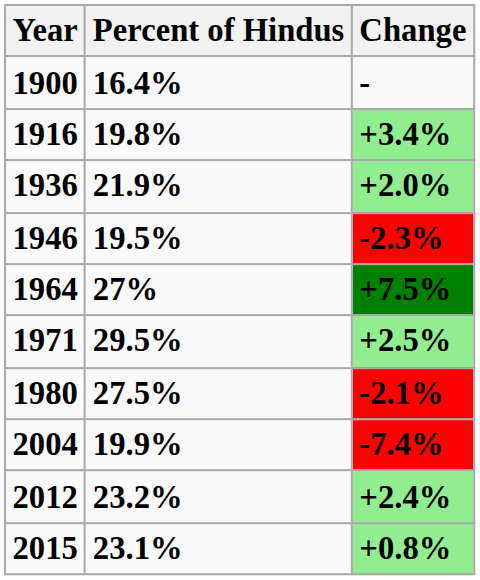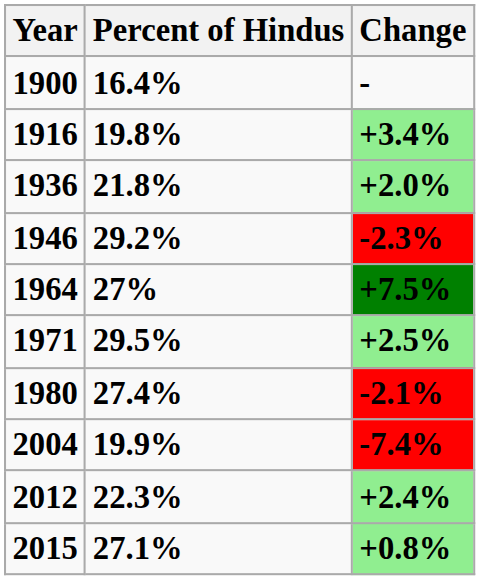(138, 185) 21.9% -> (138, 185) 21.8%
(138, 237) 19.5% -> (138, 237) 29.2%
(138, 392) 27.5% -> (138, 392) 27.4%
(138, 496) 23.2% -> (138, 496) 22.3%
(138, 548) 23.1% -> (138, 548) 27.1%
